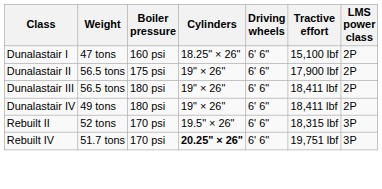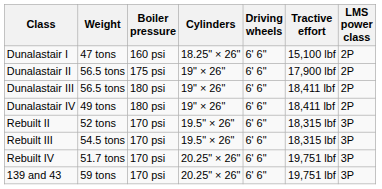+ row: (30, 141)
(212, 141) bold -> (211, 158) normal
+ row: (34, 175)
